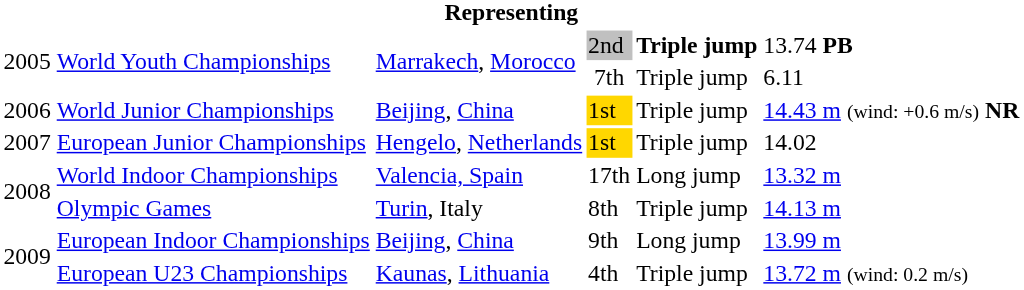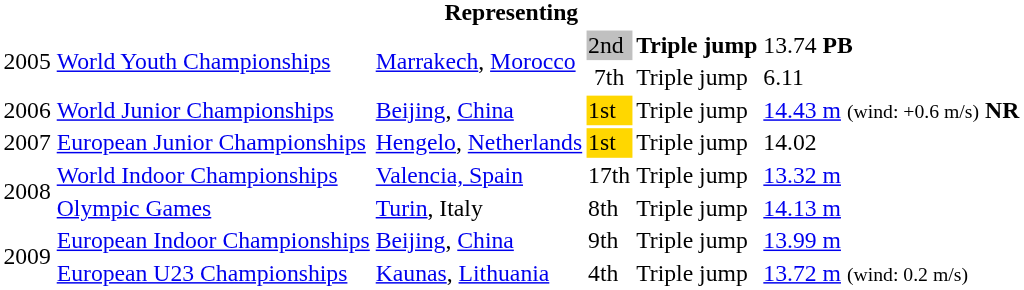(688, 175) Long jump -> (692, 175) Triple jump
(688, 240) Long jump -> (692, 240) Triple jump
